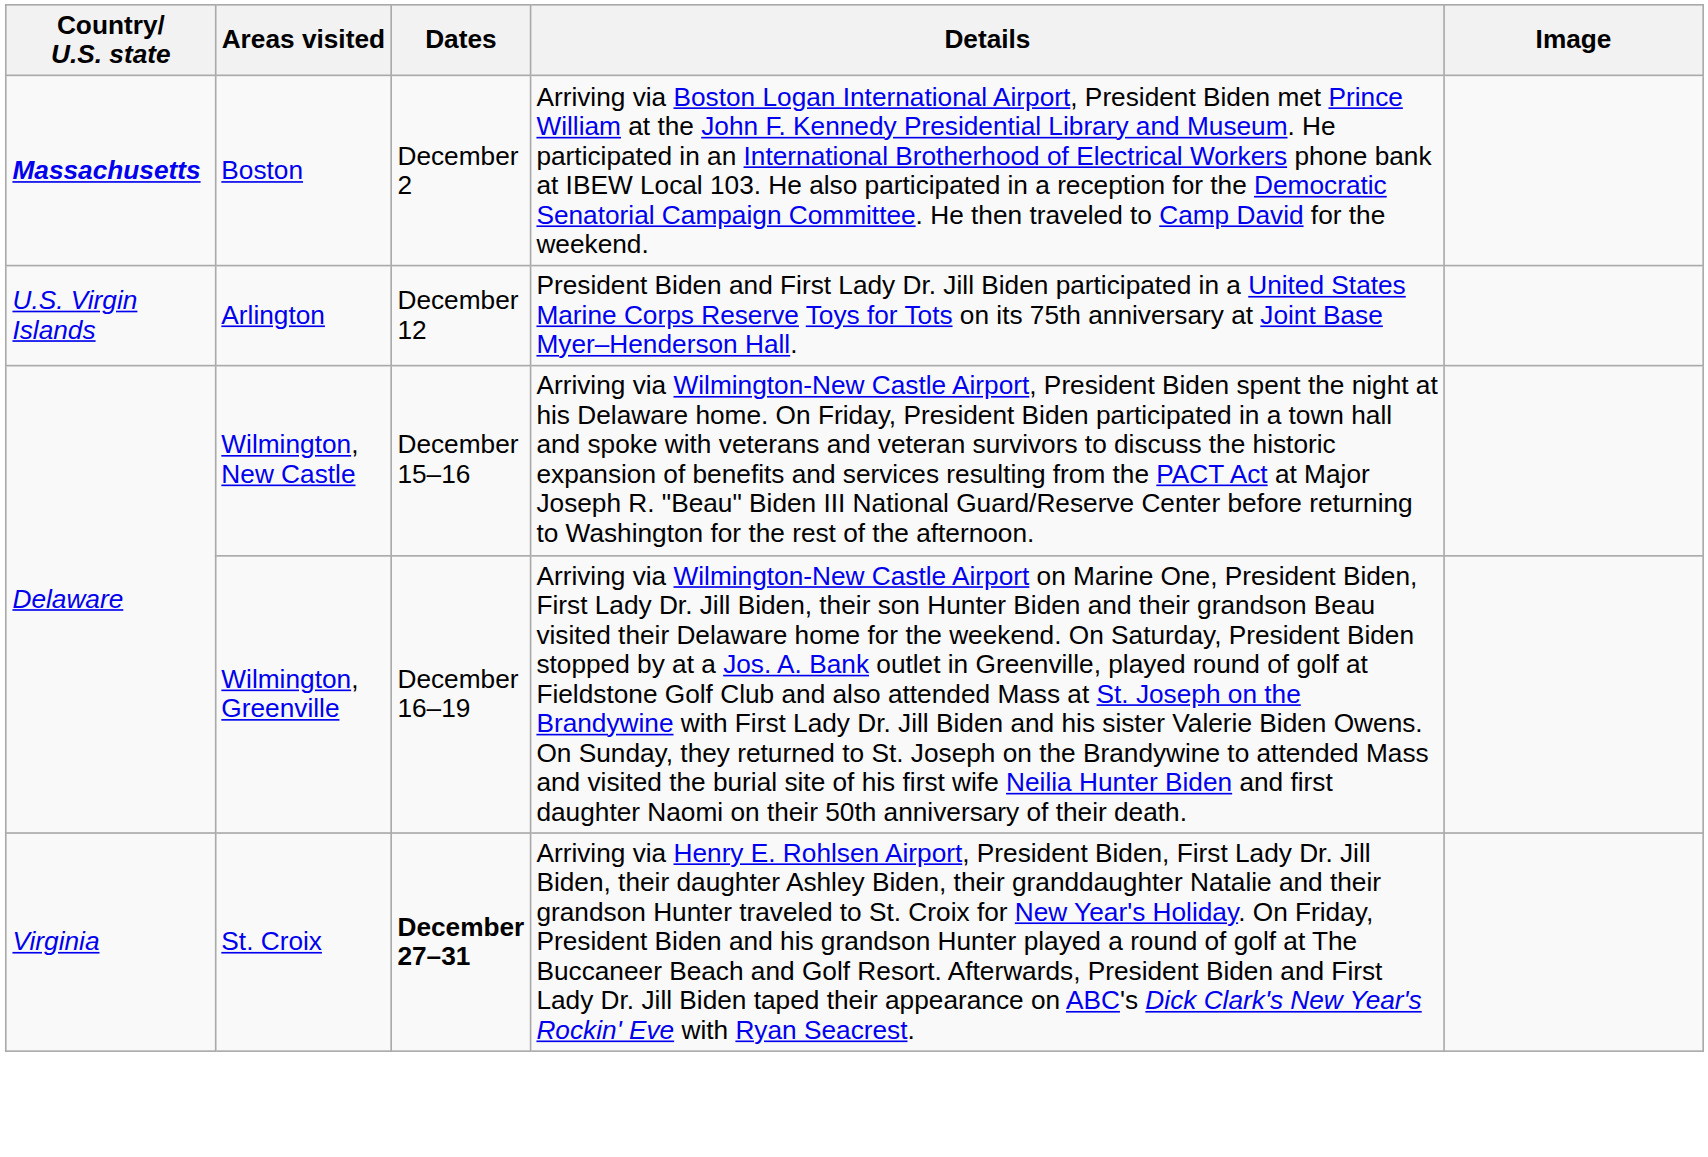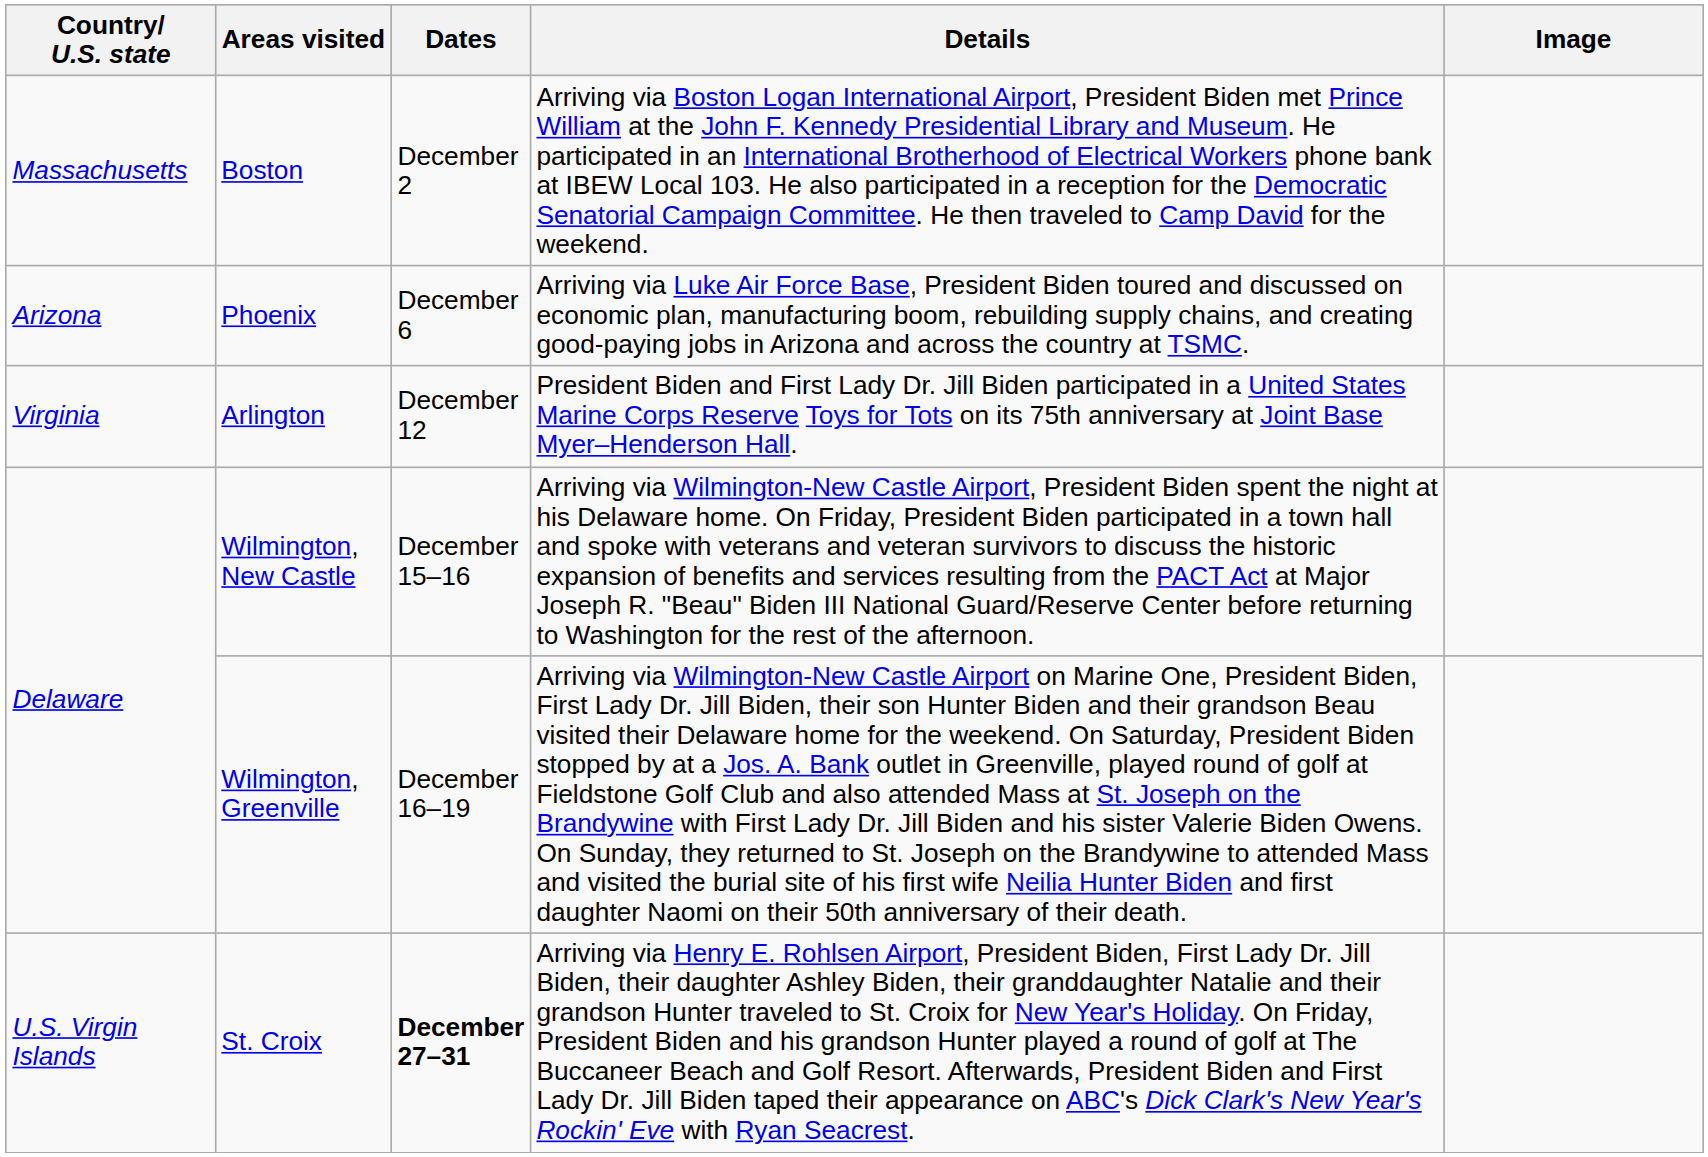(107, 170) bold -> (100, 170) normal
+ row: (269, 315)
(75, 315) U.S. Virgin Islands -> (56, 415) Virginia
(56, 941) Virginia -> (75, 1042) U.S. Virgin Islands
